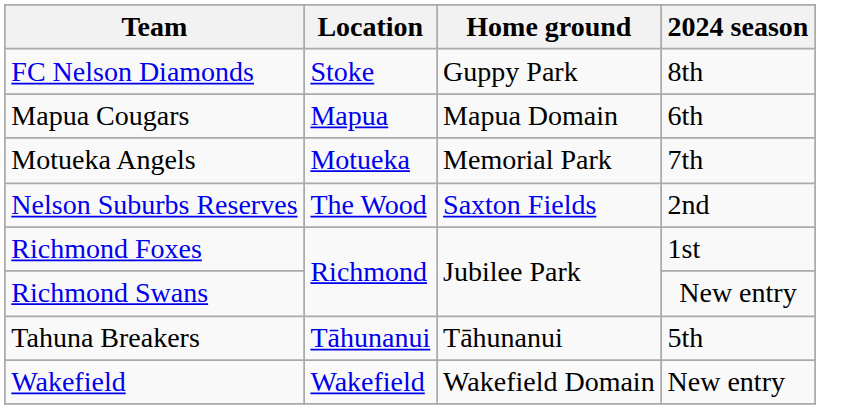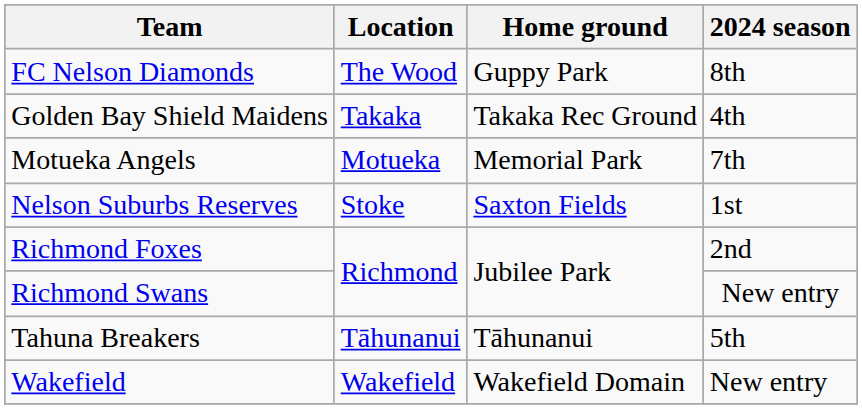(342, 71) Stoke -> (399, 71) The Wood
+ row: (170, 115)
- row: (100, 115)
(369, 204) The Wood -> (373, 204) Stoke
(689, 204) 2nd -> (726, 204) 1st
(684, 248) 1st -> (731, 248) 2nd
